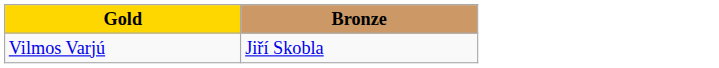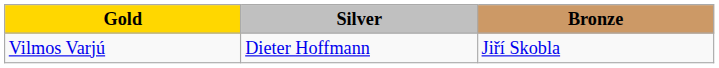+ column: (359, 18)
